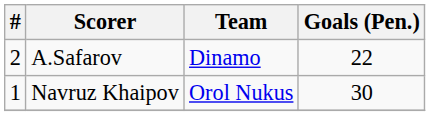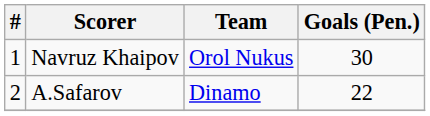rows swapped: (105, 92) <-> (77, 57)
